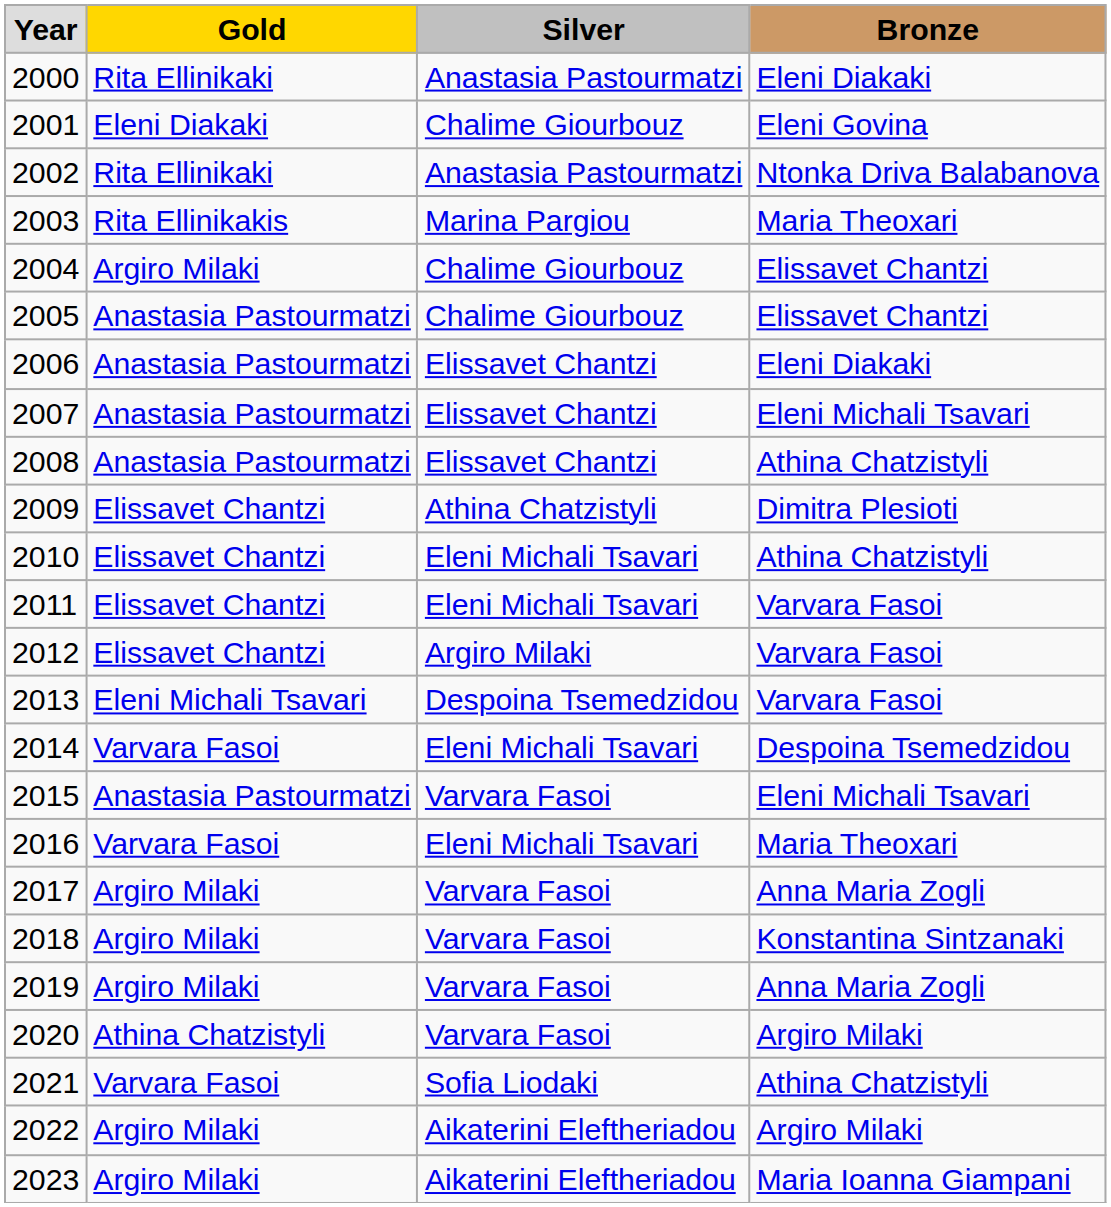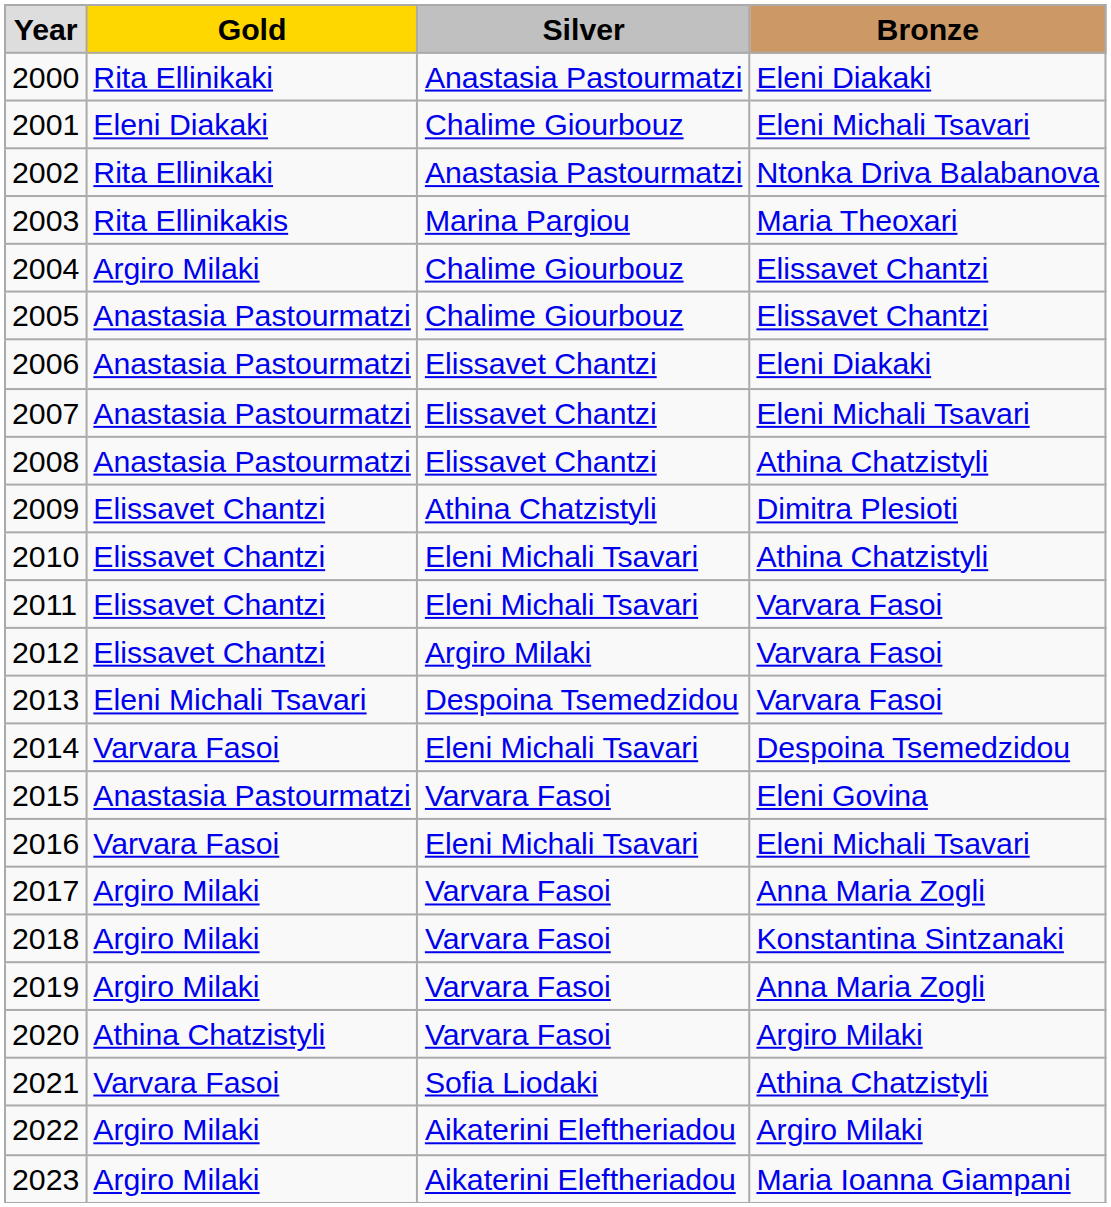(842, 125) Eleni Govina -> (893, 125) Eleni Michali Tsavari
(893, 795) Eleni Michali Tsavari -> (842, 795) Eleni Govina
(857, 843) Maria Theoxari -> (893, 843) Eleni Michali Tsavari
